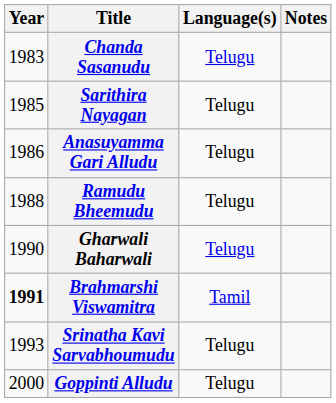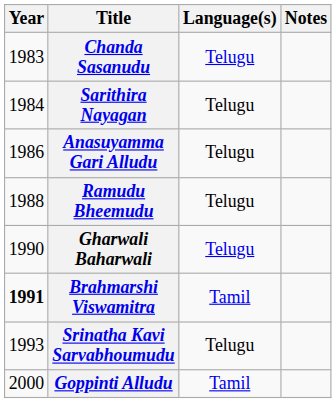(26, 104) 1985 -> (26, 104) 1984
(230, 383) Telugu -> (230, 383) Tamil
